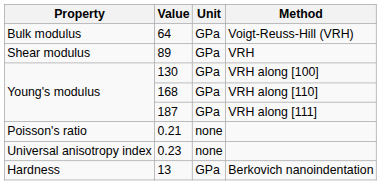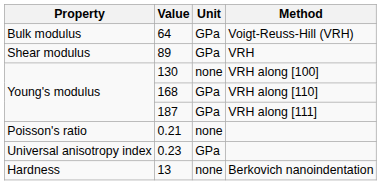(208, 72) GPa -> (209, 72) none
(209, 151) none -> (208, 151) GPa
(208, 170) GPa -> (209, 170) none
